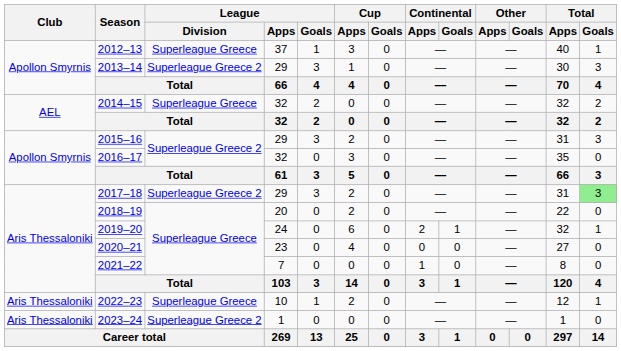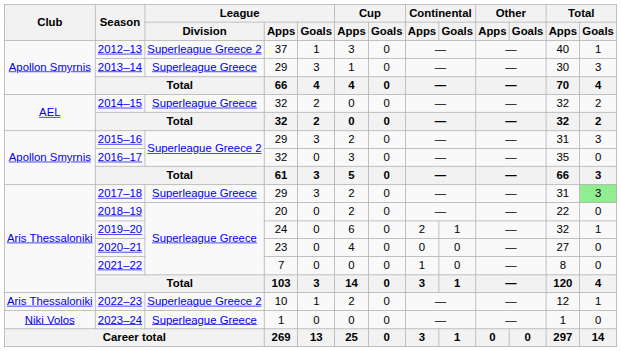(204, 49) Superleague Greece -> (204, 49) Superleague Greece 2
(204, 67) Superleague Greece 2 -> (204, 67) Superleague Greece
(204, 193) Superleague Greece 2 -> (204, 193) Superleague Greece
(204, 301) Superleague Greece -> (204, 301) Superleague Greece 2
(50, 319) Aris Thessaloniki -> (50, 319) Niki Volos
(204, 319) Superleague Greece 2 -> (204, 319) Superleague Greece
